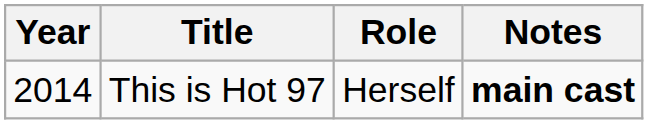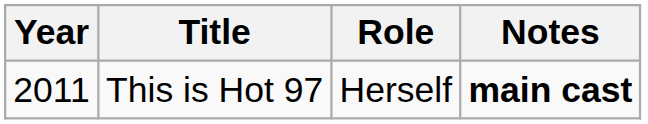(53, 88) 2014 -> (51, 88) 2011
